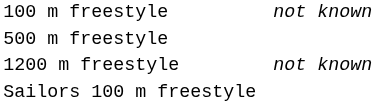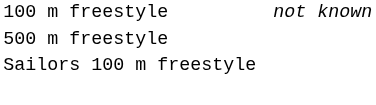- row: (91, 65)
